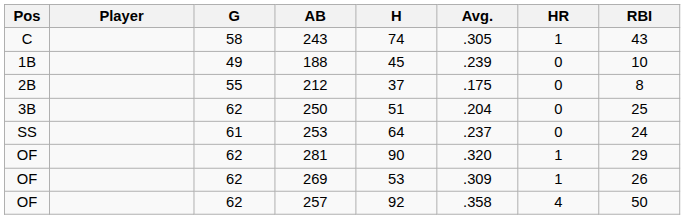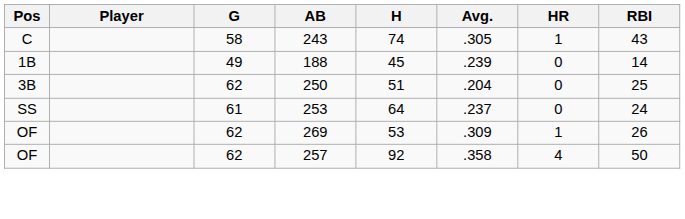(640, 62) 10 -> (640, 62) 14
- row: (315, 86)
- row: (315, 156)
